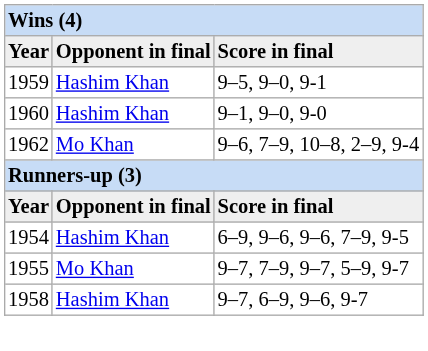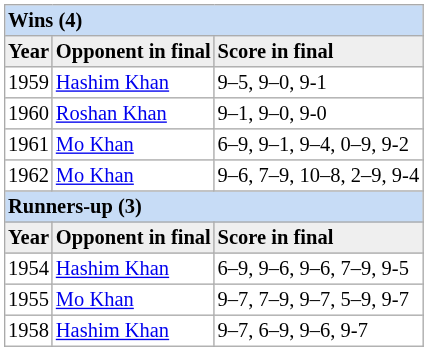(112, 113) Hashim Khan -> (111, 113) Roshan Khan
+ row: (29, 144)
